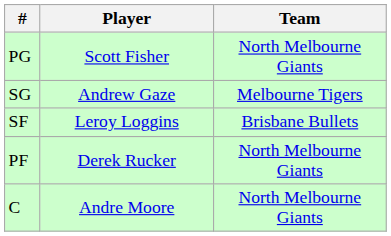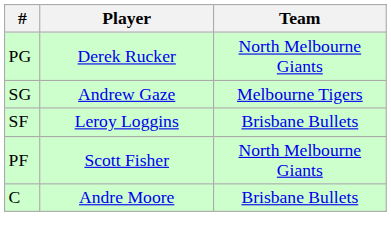(127, 56) Scott Fisher -> (127, 56) Derek Rucker
(127, 159) Derek Rucker -> (127, 159) Scott Fisher
(300, 207) North Melbourne Giants -> (300, 197) Brisbane Bullets
